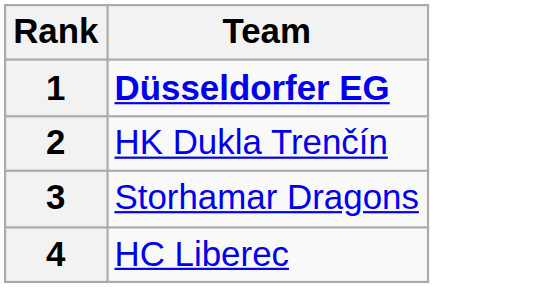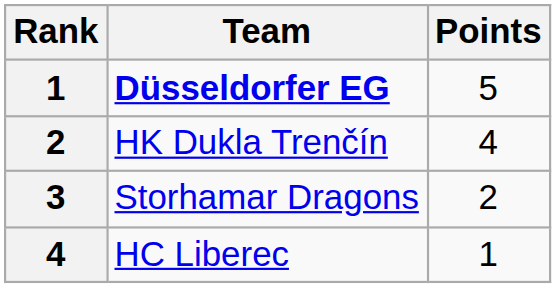+ column: (488, 32)
